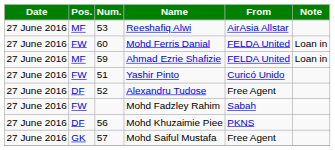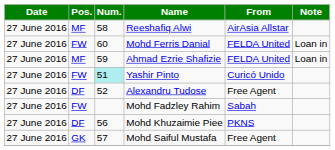(102, 28) 53 -> (102, 28) 58
(102, 75) no background -> (102, 75) paleturquoise background
